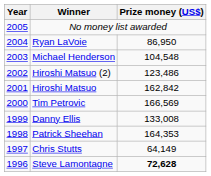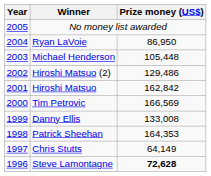(162, 57) 104,548 -> (162, 57) 105,448
(162, 73) 123,486 -> (162, 73) 129,486
